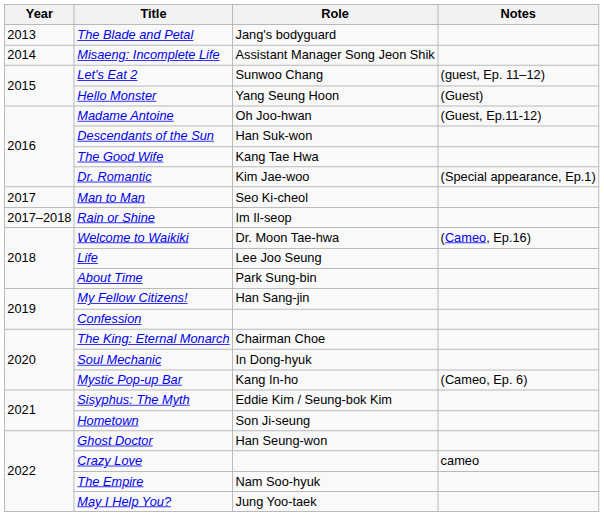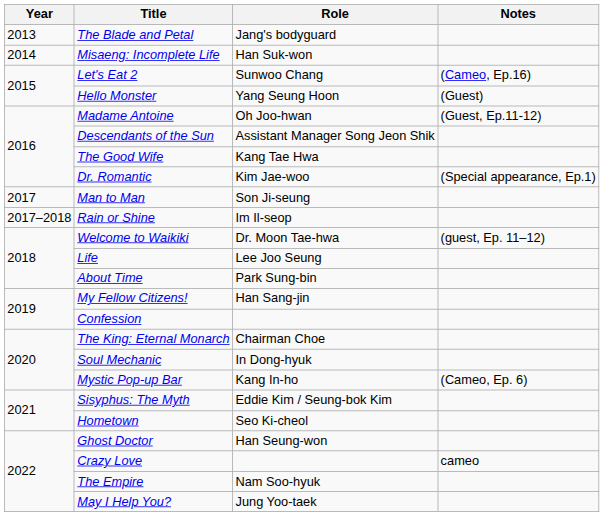(335, 55) Assistant Manager Song Jeon Shik -> (274, 55) Han Suk-won
(493, 75) (guest, Ep. 11–12) -> (486, 75) (Cameo, Ep.16)
(274, 136) Han Suk-won -> (335, 136) Assistant Manager Song Jeon Shik
(272, 197) Seo Ki-cheol -> (273, 197) Son Ji-seung
(486, 237) (Cameo, Ep.16) -> (493, 237) (guest, Ep. 11–12)
(273, 420) Son Ji-seung -> (272, 420) Seo Ki-cheol
